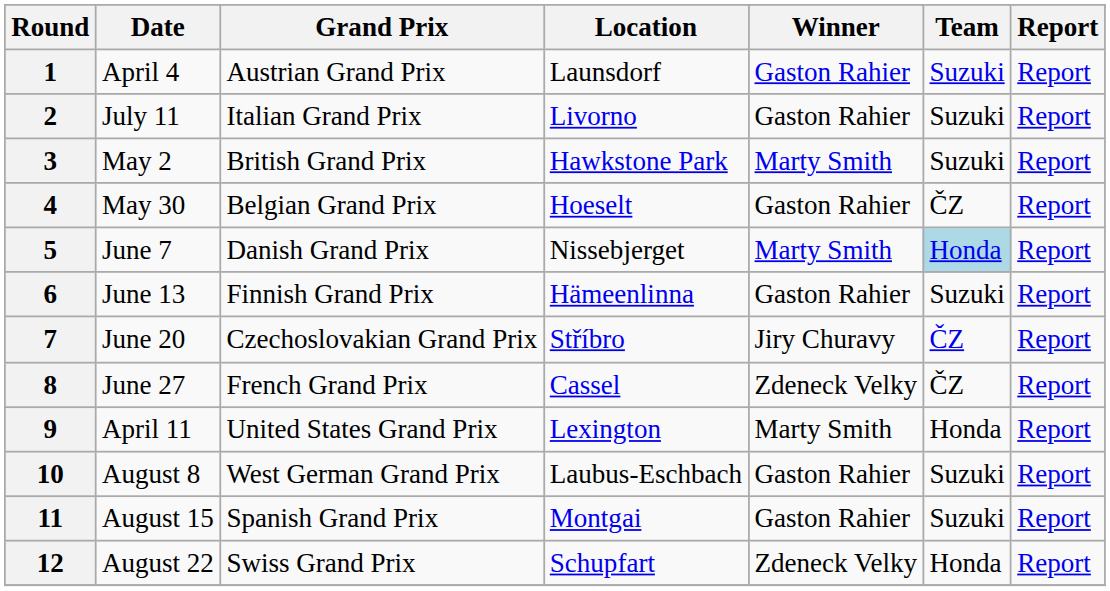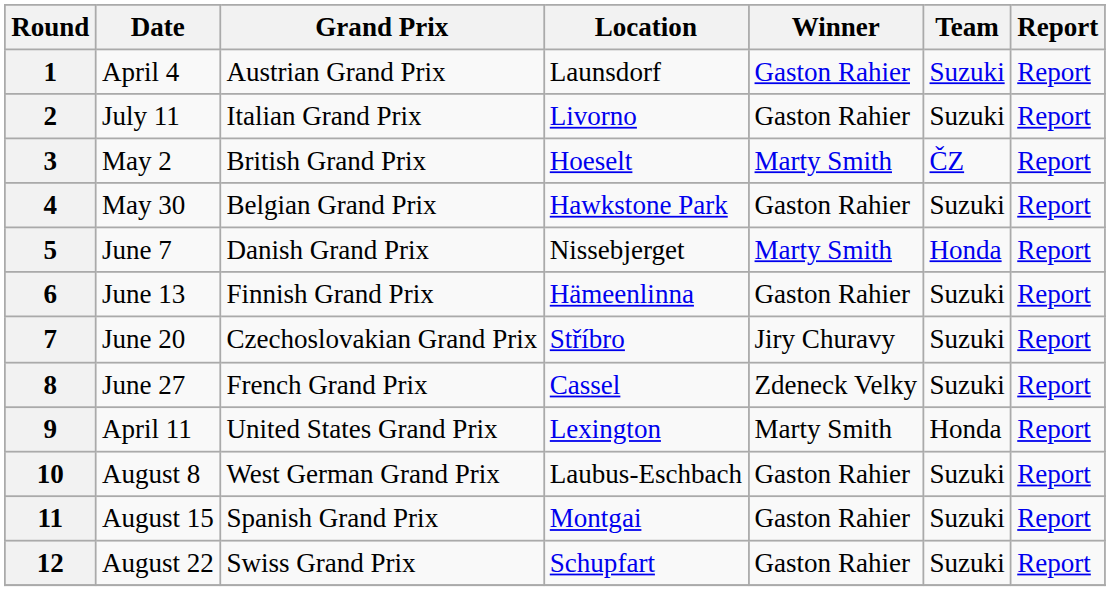(639, 160) Hawkstone Park -> (591, 160) Hoeselt
(967, 160) Suzuki -> (947, 160) ČZ
(591, 205) Hoeselt -> (639, 205) Hawkstone Park
(947, 205) ČZ -> (967, 205) Suzuki
(966, 250) lightblue background -> (966, 250) no background
(947, 339) ČZ -> (967, 339) Suzuki
(947, 383) ČZ -> (967, 383) Suzuki
(836, 562) Zdeneck Velky -> (832, 562) Gaston Rahier
(966, 562) Honda -> (967, 562) Suzuki
